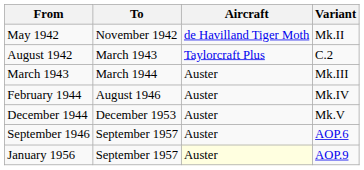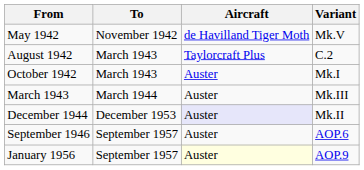(330, 34) Mk.II -> (330, 34) Mk.V
+ row: (42, 74)
- row: (44, 94)
(201, 114) no background -> (201, 114) lavender background
(330, 114) Mk.V -> (330, 114) Mk.II
